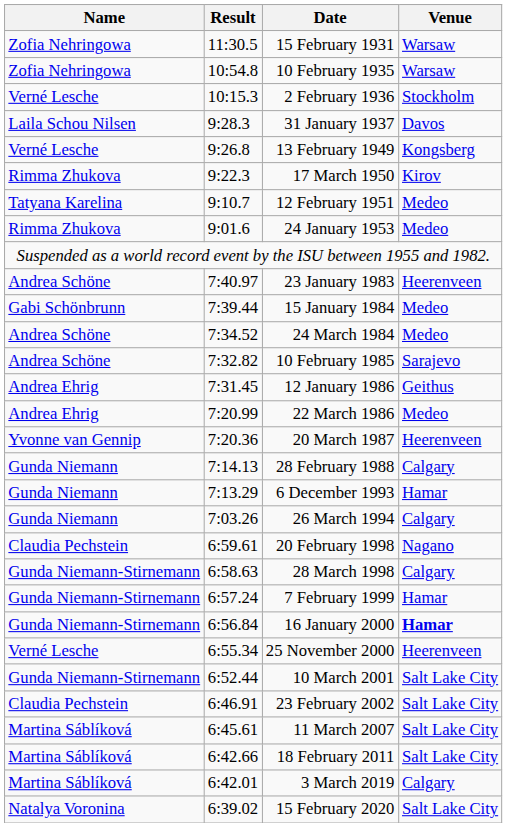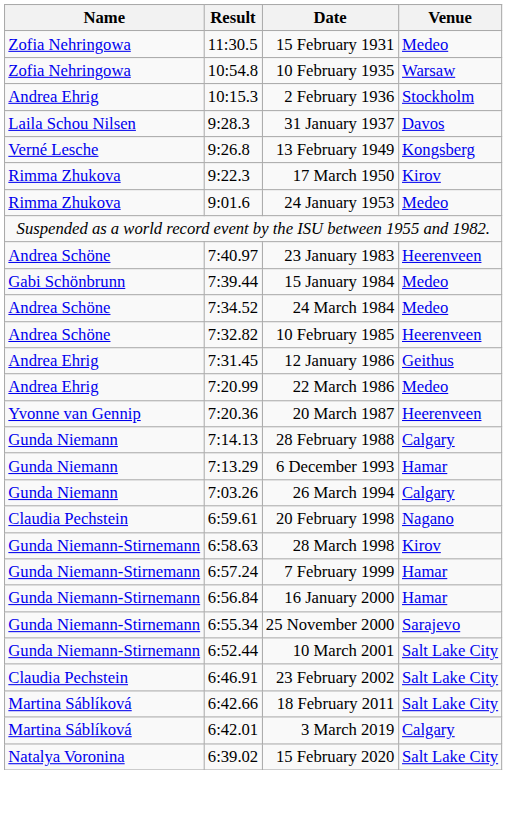(429, 44) Warsaw -> (425, 44) Medeo
(53, 96) Verné Lesche -> (53, 96) Andrea Ehrig
- row: (335, 202)
(431, 360) Sarajevo -> (442, 334) Heerenveen
(428, 571) Calgary -> (421, 545) Kirov
(427, 624) bold -> (425, 598) normal
(53, 651) Verné Lesche -> (104, 624) Gunda Niemann-Stirnemann
(442, 651) Heerenveen -> (431, 624) Sarajevo
- row: (344, 730)
